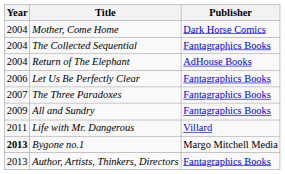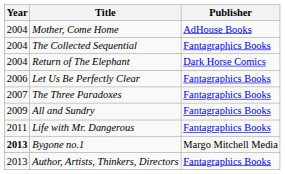(225, 29) Dark Horse Comics -> (218, 29) AdHouse Books
(218, 62) AdHouse Books -> (225, 62) Dark Horse Comics
(198, 128) Villard -> (227, 128) Fantagraphics Books
